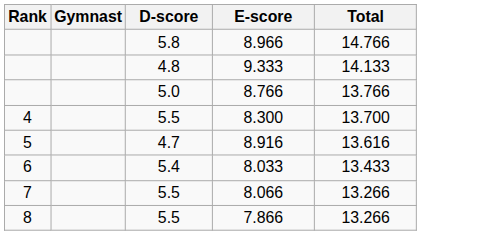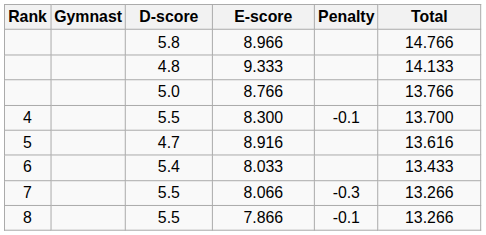+ column: (346, 17)
